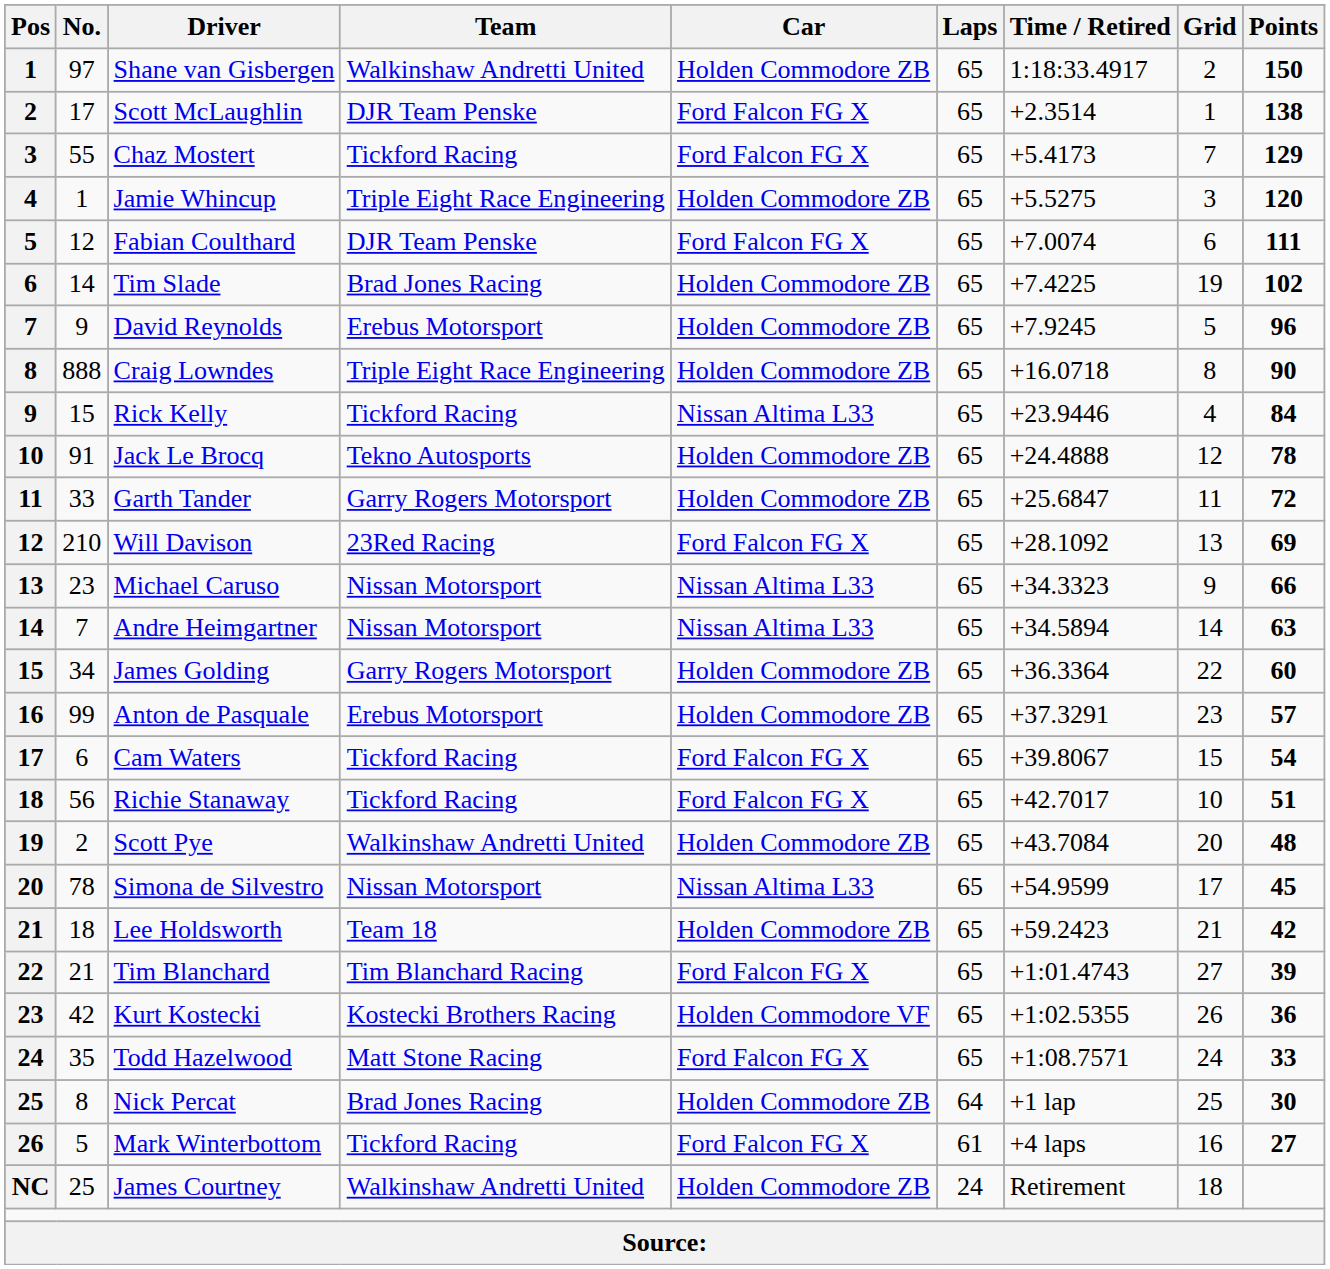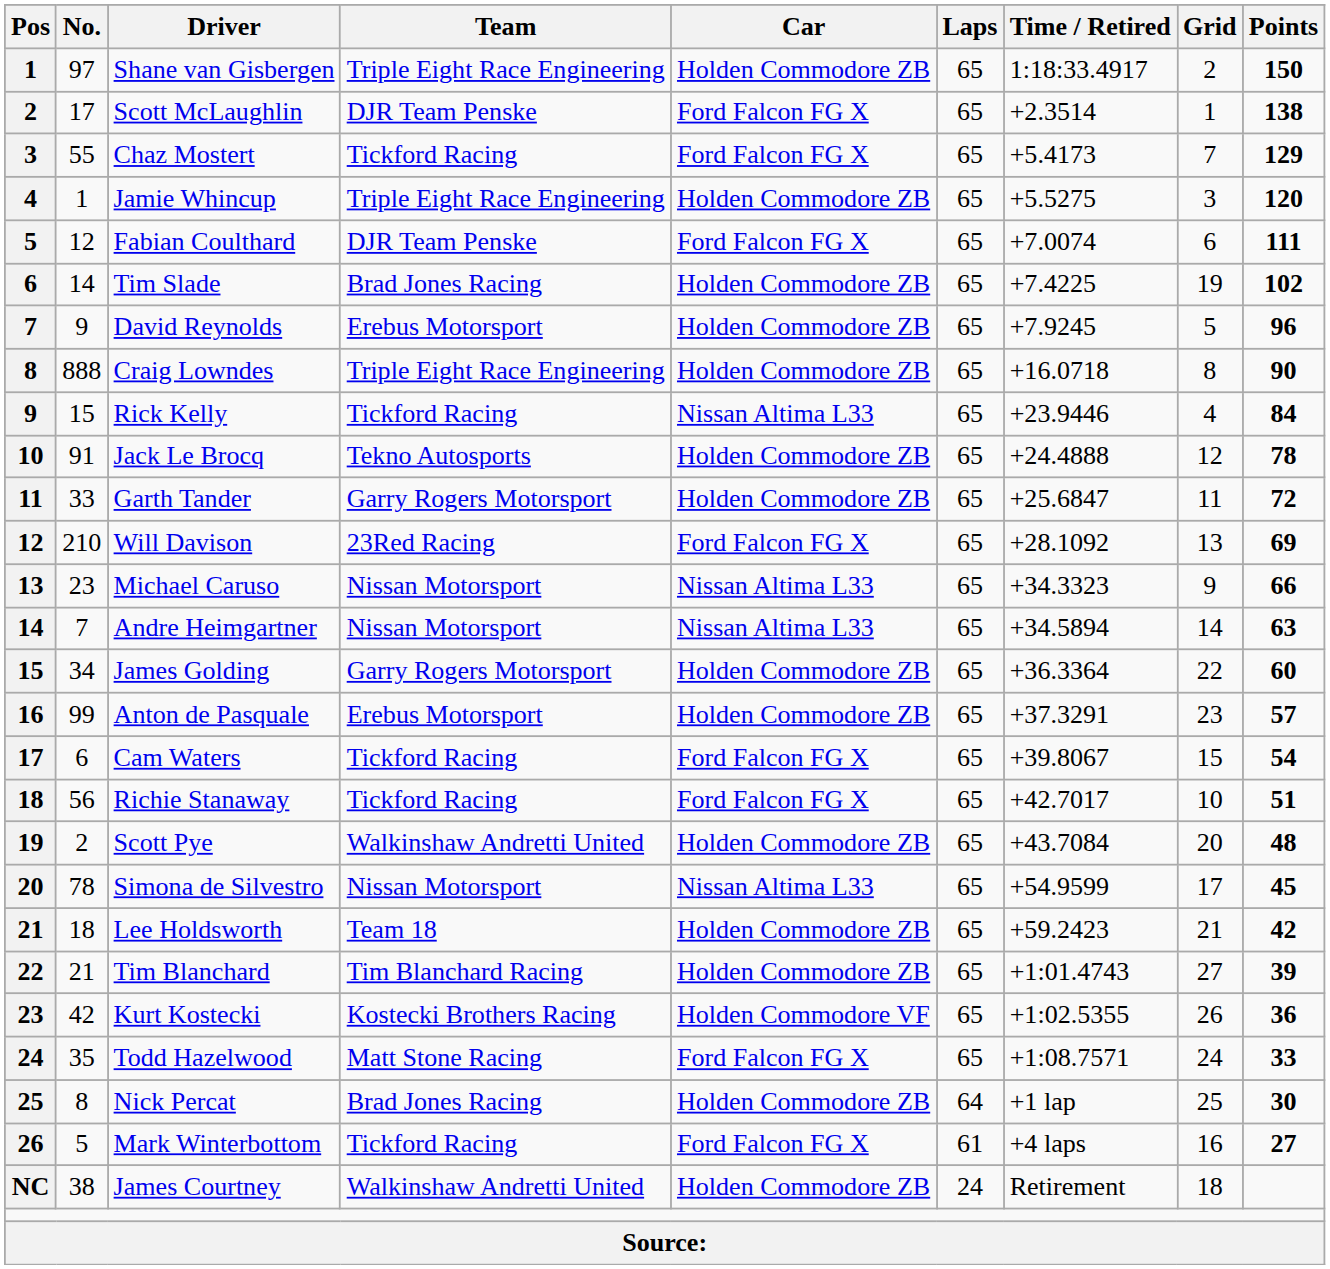(495, 69) Walkinshaw Andretti United -> (506, 69) Triple Eight Race Engineering
(773, 972) Ford Falcon FG X -> (804, 972) Holden Commodore ZB
(82, 1187) 25 -> (82, 1187) 38
